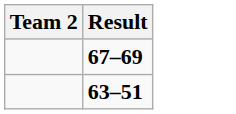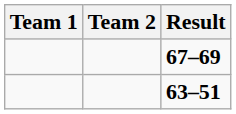+ column: (44, 21)
